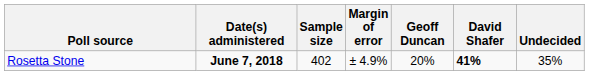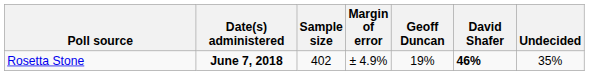(422, 60) 20% -> (422, 60) 19%
(469, 60) 41% -> (469, 60) 46%
